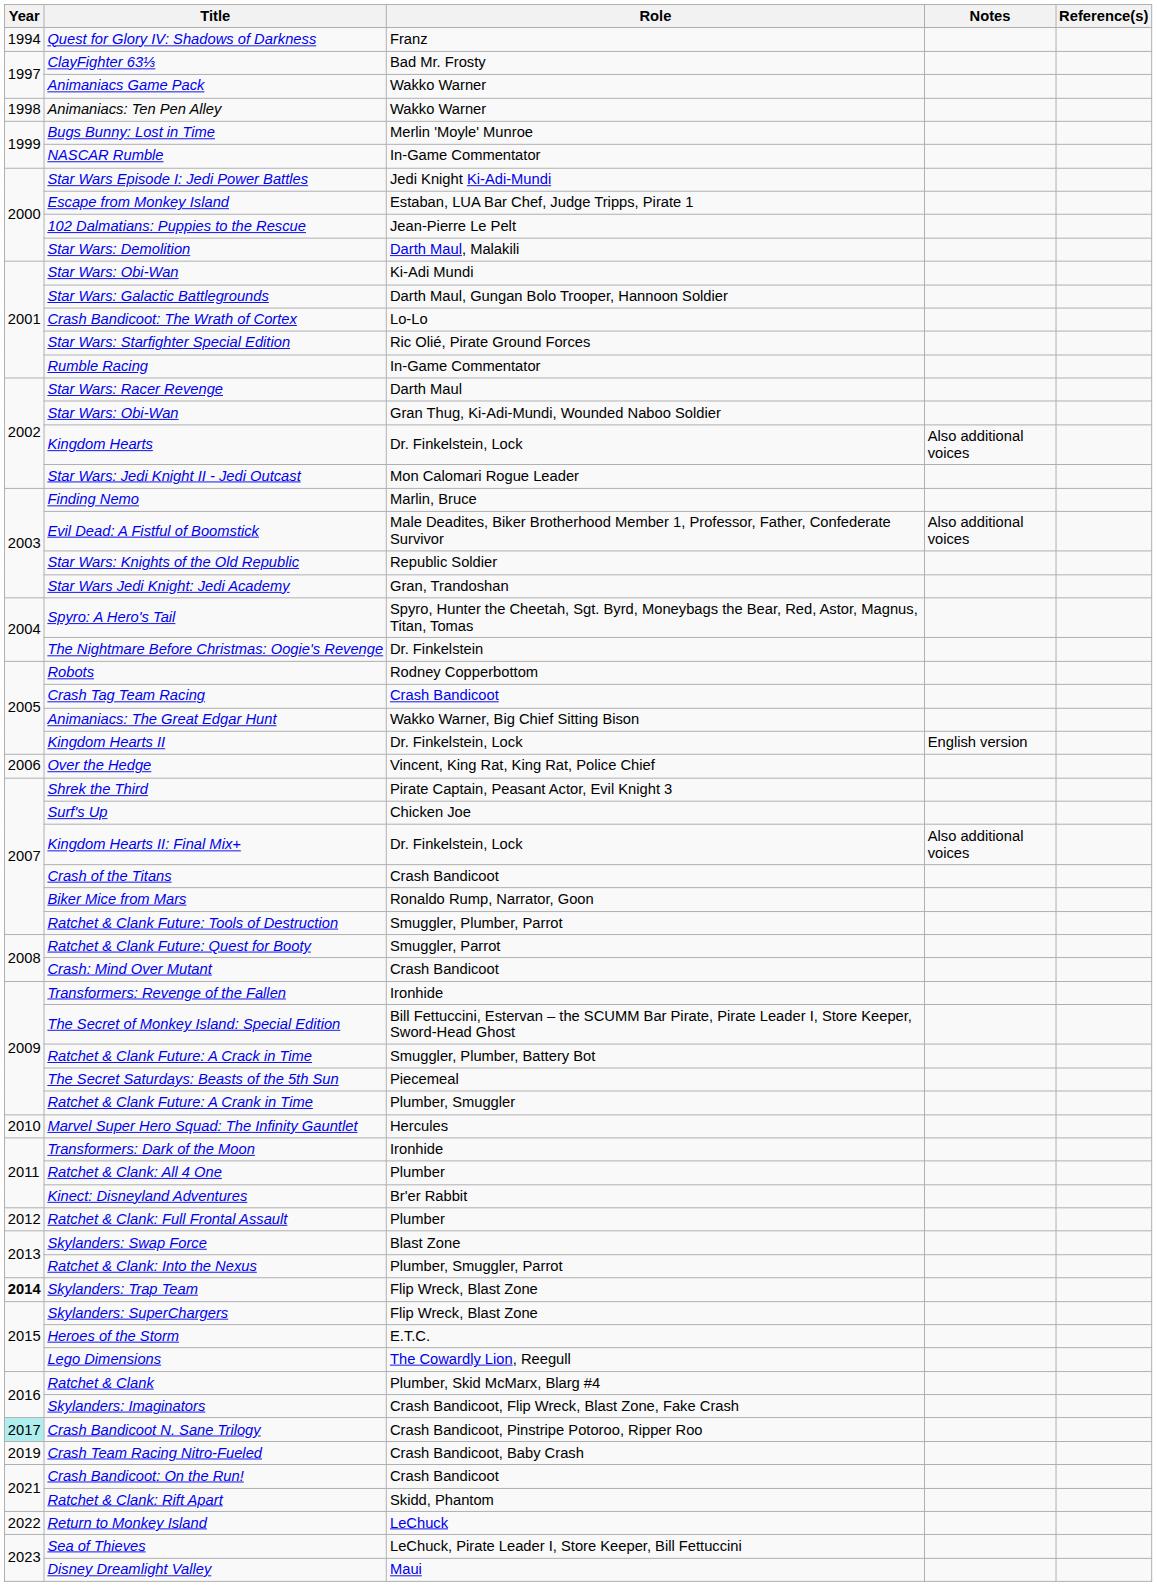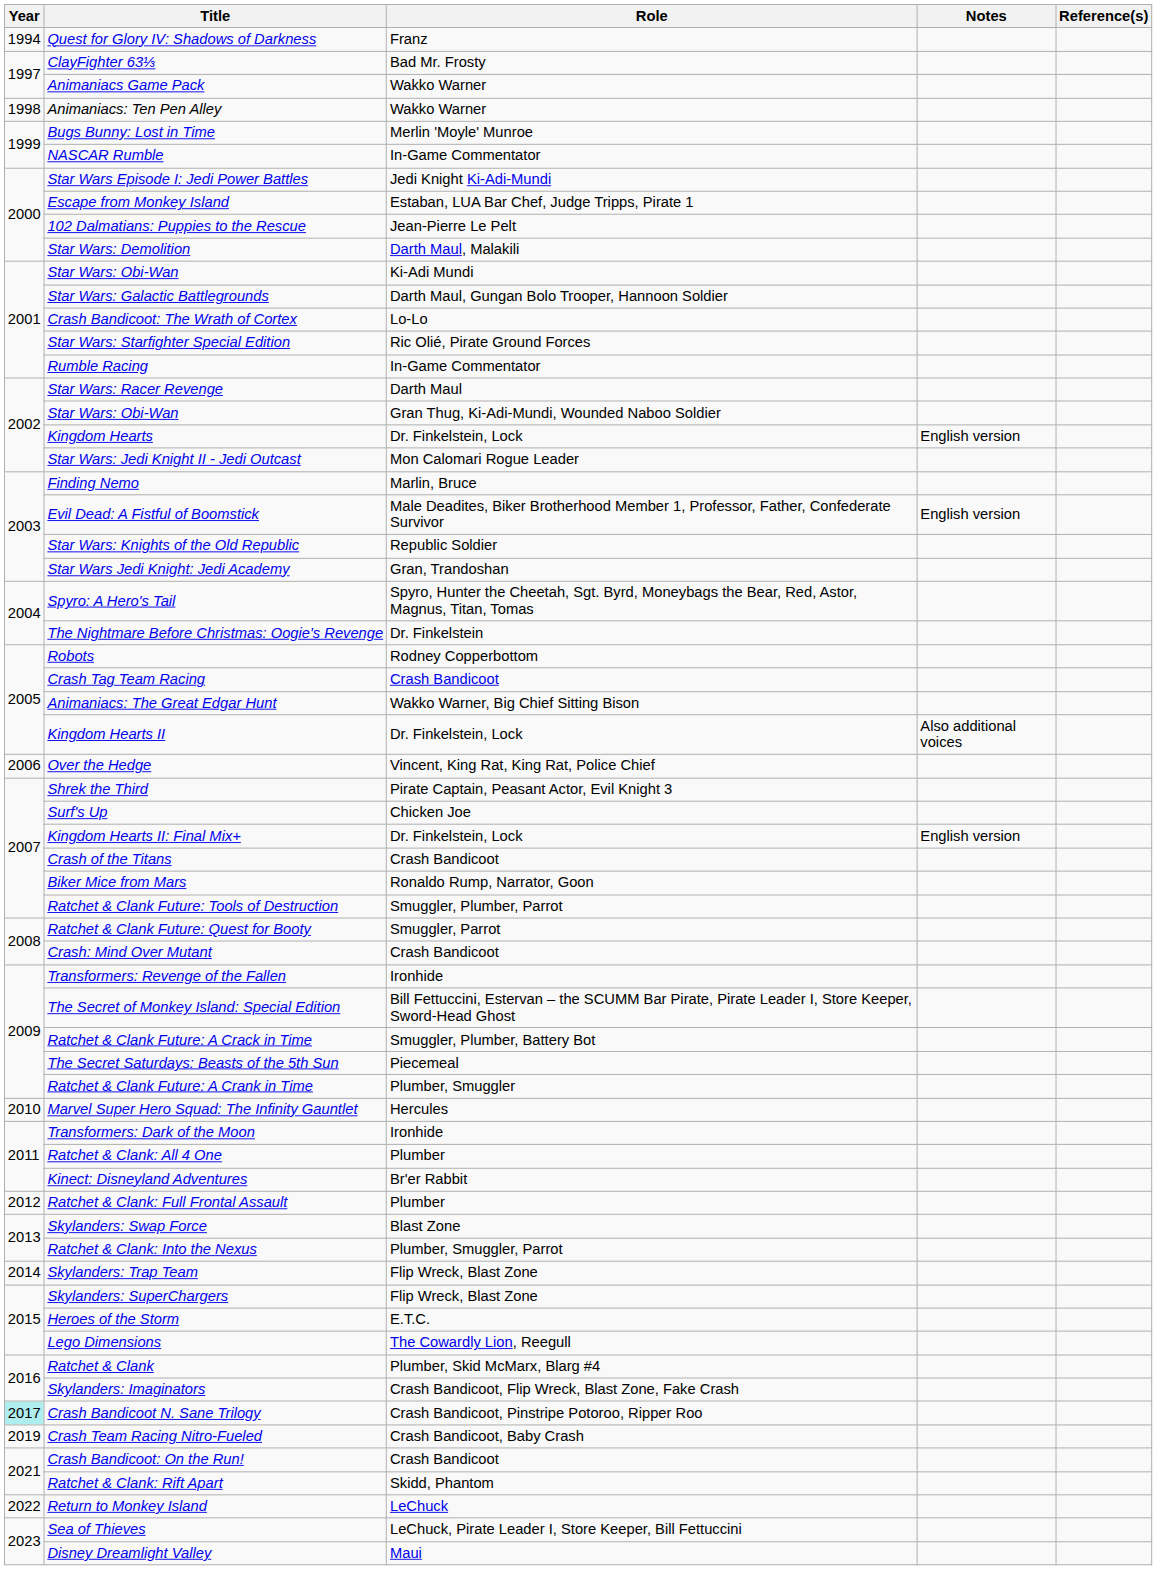(976, 444) Also additional voices -> (970, 436) English version
(976, 531) Also additional voices -> (970, 514) English version
(978, 742) English version -> (968, 734) Also additional voices
(976, 844) Also additional voices -> (970, 836) English version
(24, 1289) bold -> (24, 1273) normal
